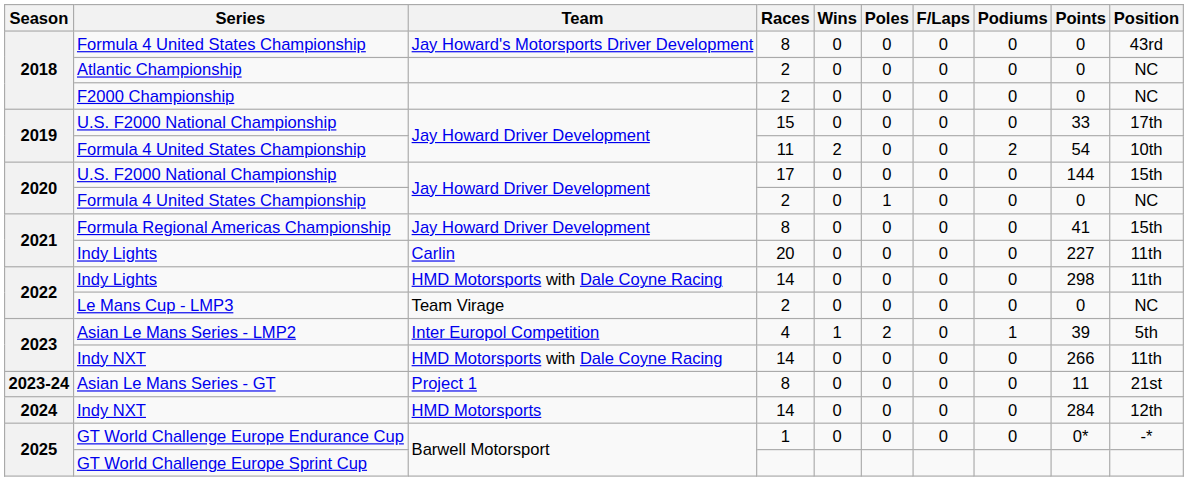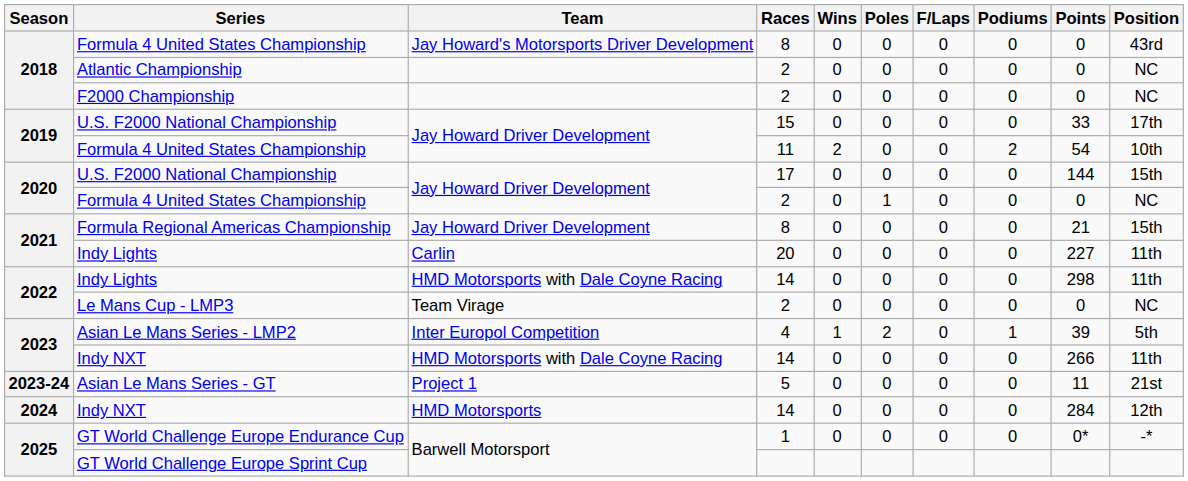(1081, 227) 41 -> (1081, 227) 21
(785, 384) 8 -> (785, 384) 5
